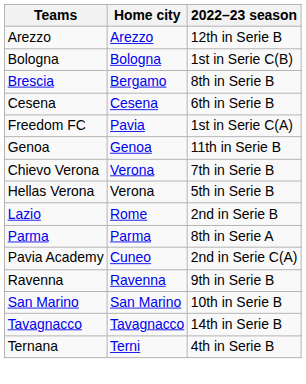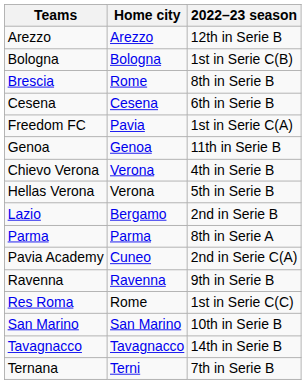(138, 81) Bergamo -> (129, 81) Rome
(232, 170) 7th in Serie B -> (232, 170) 4th in Serie B
(129, 214) Rome -> (138, 214) Bergamo
+ row: (41, 302)
(232, 346) 4th in Serie B -> (232, 368) 7th in Serie B
